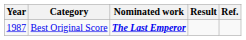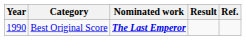(16, 27) 1987 -> (16, 27) 1990
